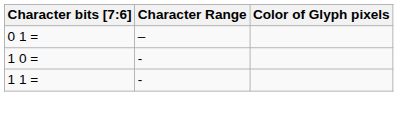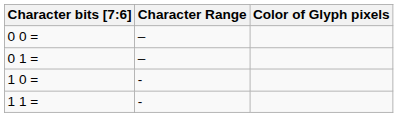+ row: (23, 36)
